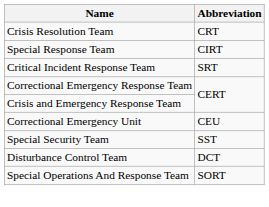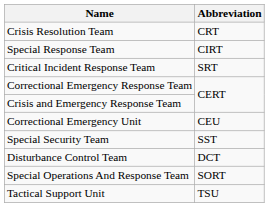+ row: (56, 193)
